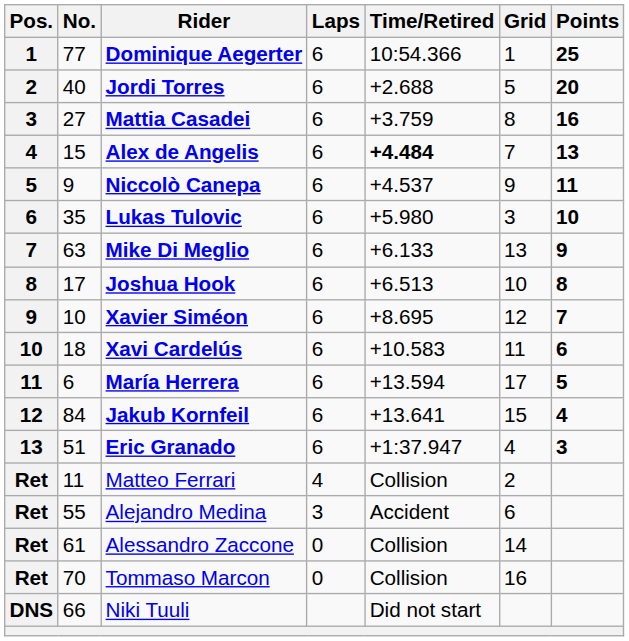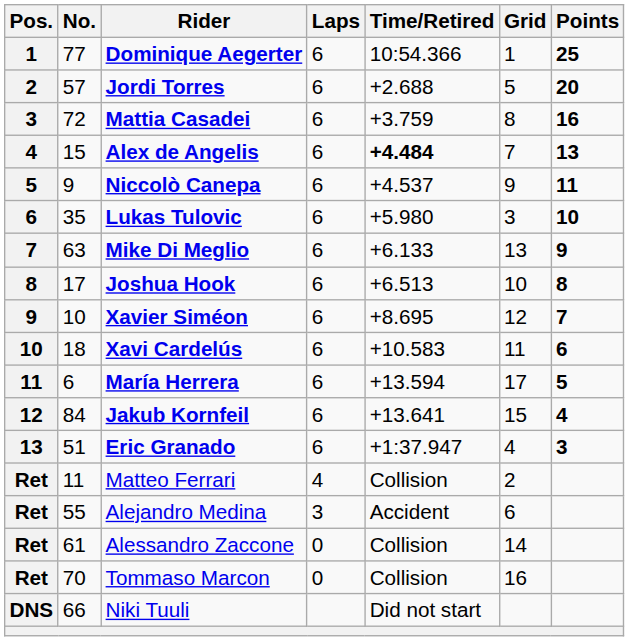(74, 87) 40 -> (74, 87) 57
(74, 119) 27 -> (74, 119) 72
